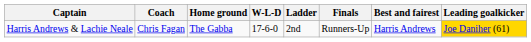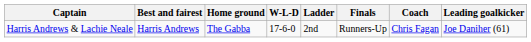columns swapped: (161, 12) <-> (406, 12)
(476, 29) gold background -> (476, 29) no background
